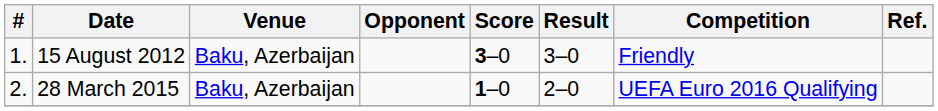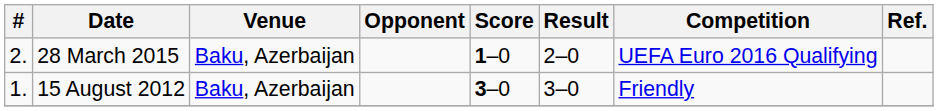rows swapped: (111, 55) <-> (108, 88)
